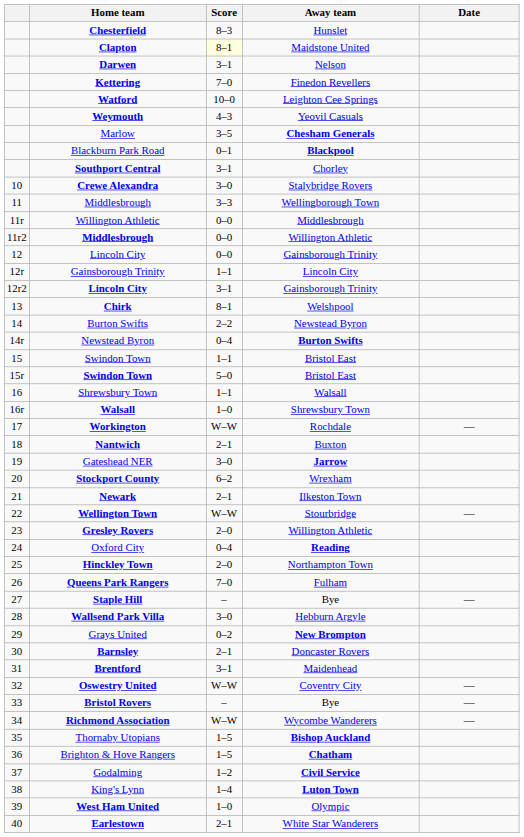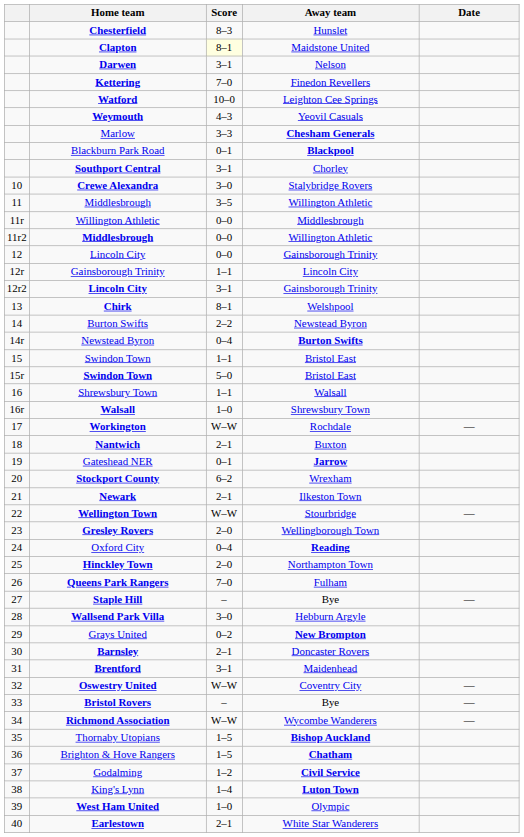(224, 133) 3–5 -> (224, 133) 3–3
(224, 202) 3–3 -> (224, 202) 3–5
(330, 202) Wellingborough Town -> (330, 202) Willington Athletic
(224, 461) 3–0 -> (224, 461) 0–1
(330, 530) Willington Athletic -> (330, 530) Wellingborough Town
